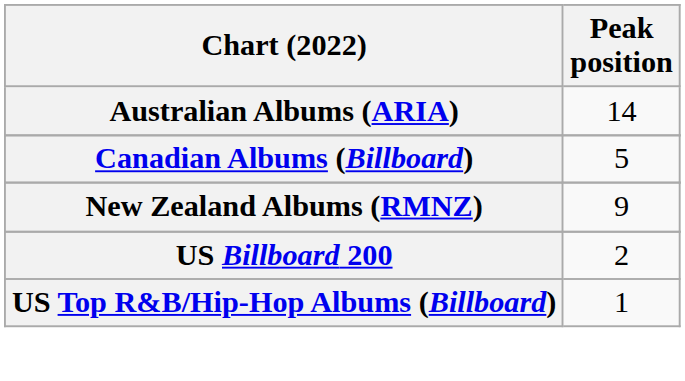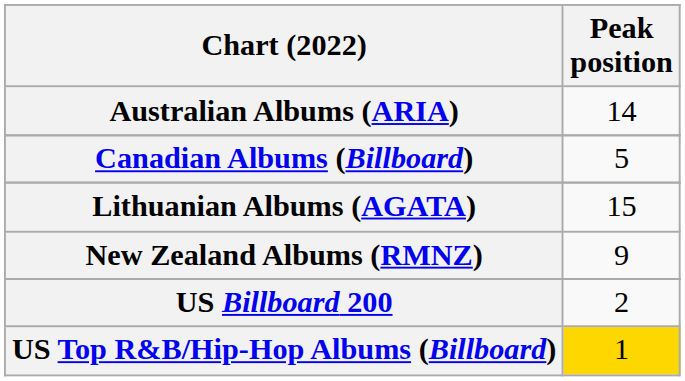+ row: (284, 206)
(622, 302) no background -> (622, 350) gold background
